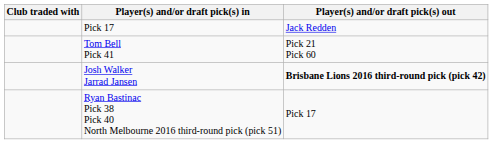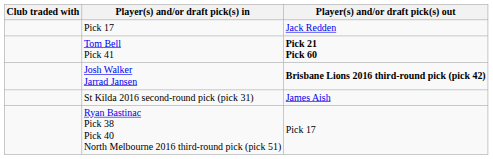(301, 49) normal -> (301, 49) bold
+ row: (169, 97)
